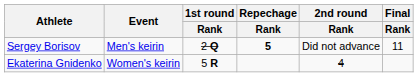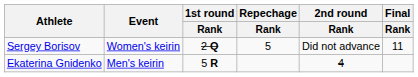(135, 46) Men's keirin -> (143, 46) Women's keirin
(268, 46) bold -> (268, 46) normal
(143, 64) Women's keirin -> (135, 64) Men's keirin
